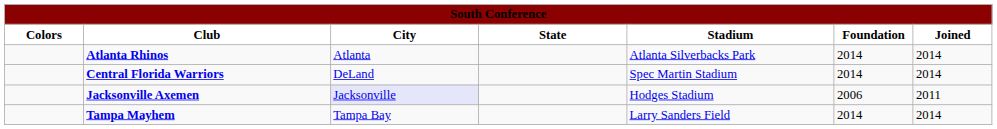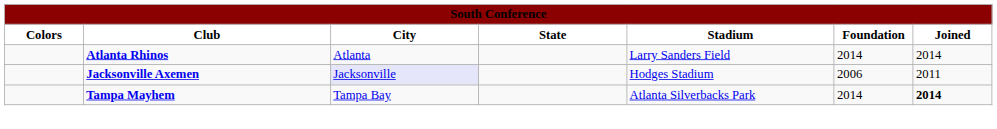(692, 54) Atlanta Silverbacks Park -> (680, 54) Larry Sanders Field
- row: (155, 74)
(680, 114) Larry Sanders Field -> (692, 94) Atlanta Silverbacks Park
(929, 114) normal -> (929, 94) bold
